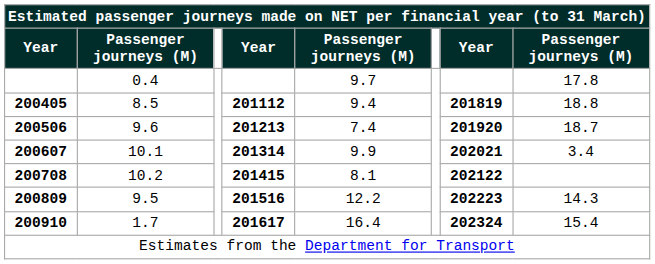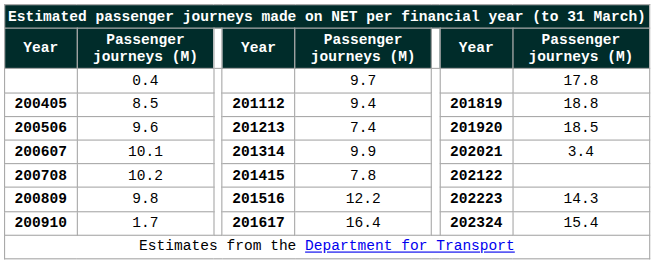(581, 128) 18.7 -> (581, 128) 18.5
(363, 176) 8.1 -> (363, 176) 7.8
(145, 199) 9.5 -> (145, 199) 9.8
